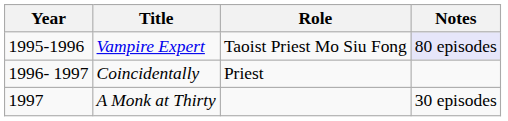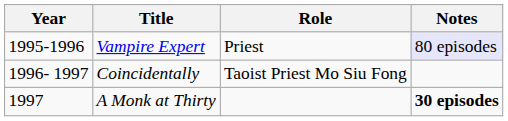(315, 45) Taoist Priest Mo Siu Fong -> (244, 45) Priest
(244, 73) Priest -> (315, 73) Taoist Priest Mo Siu Fong
(456, 101) normal -> (457, 101) bold
